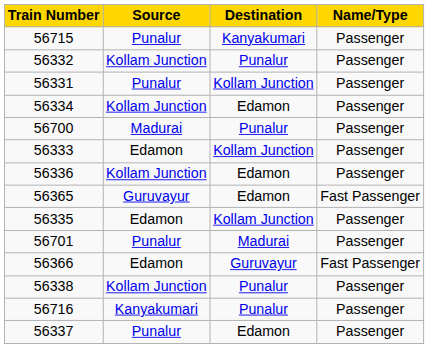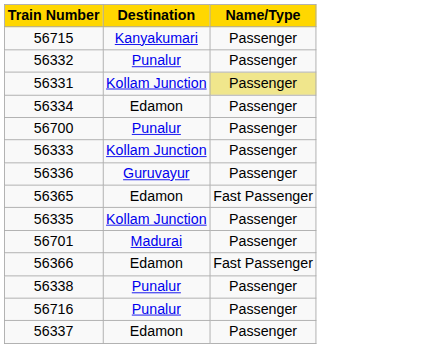- column: (156, 15)
(370, 83) no background -> (263, 83) khaki background
(263, 173) Edamon -> (156, 173) Guruvayur
(263, 264) Guruvayur -> (156, 264) Edamon
